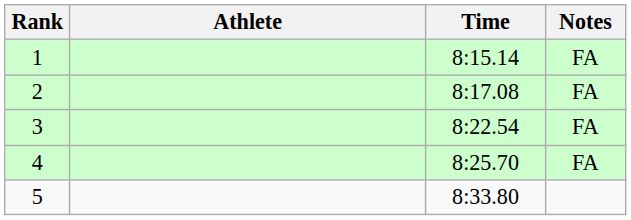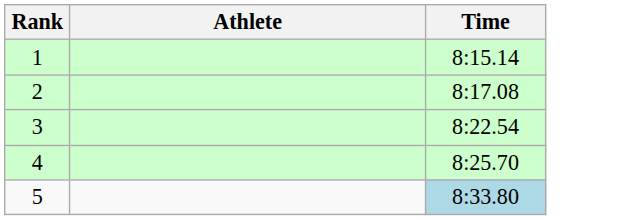- column: (585, 22)
(486, 197) no background -> (486, 197) lightblue background
